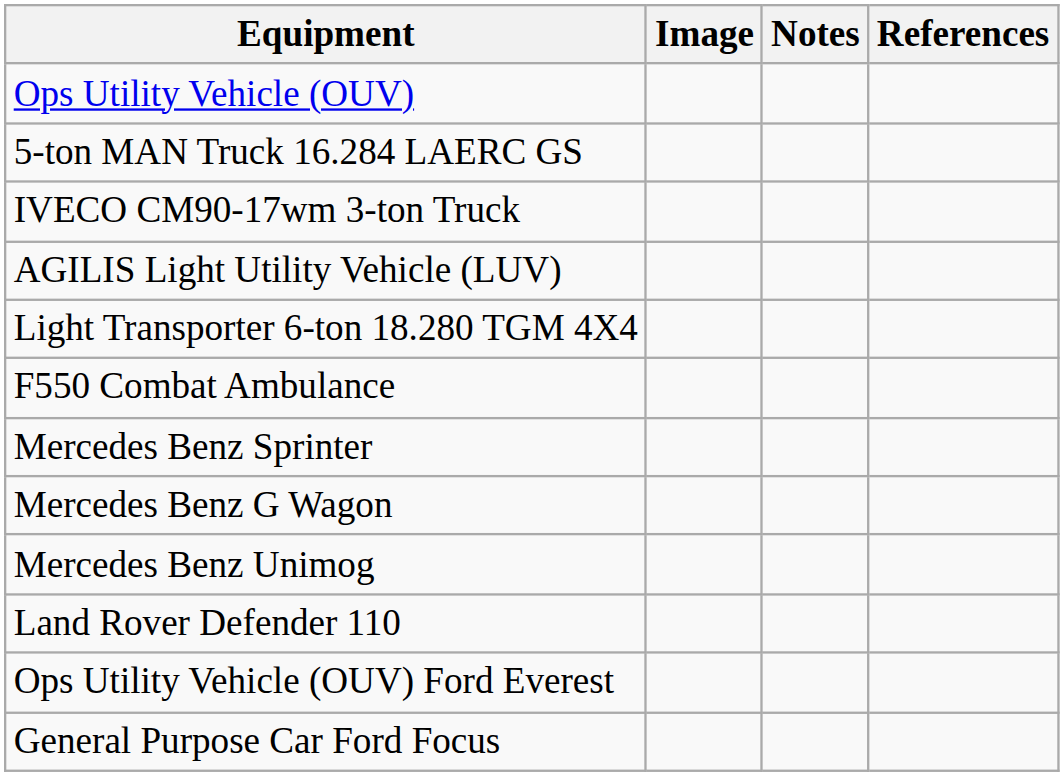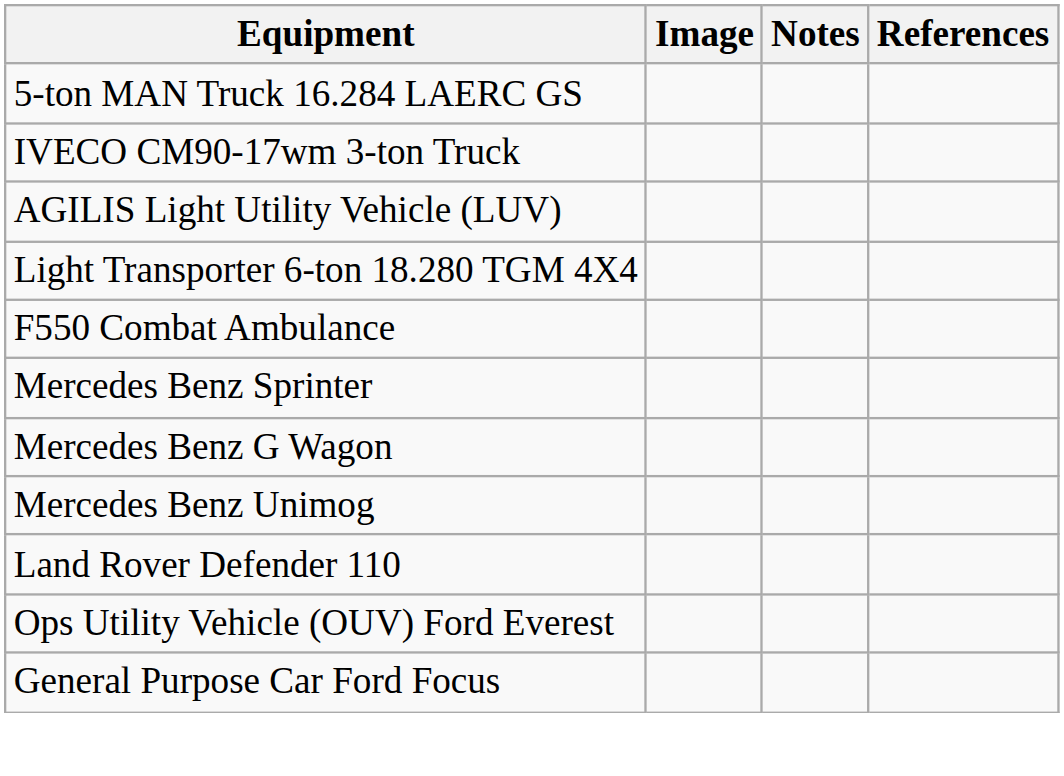- row: (214, 92)
